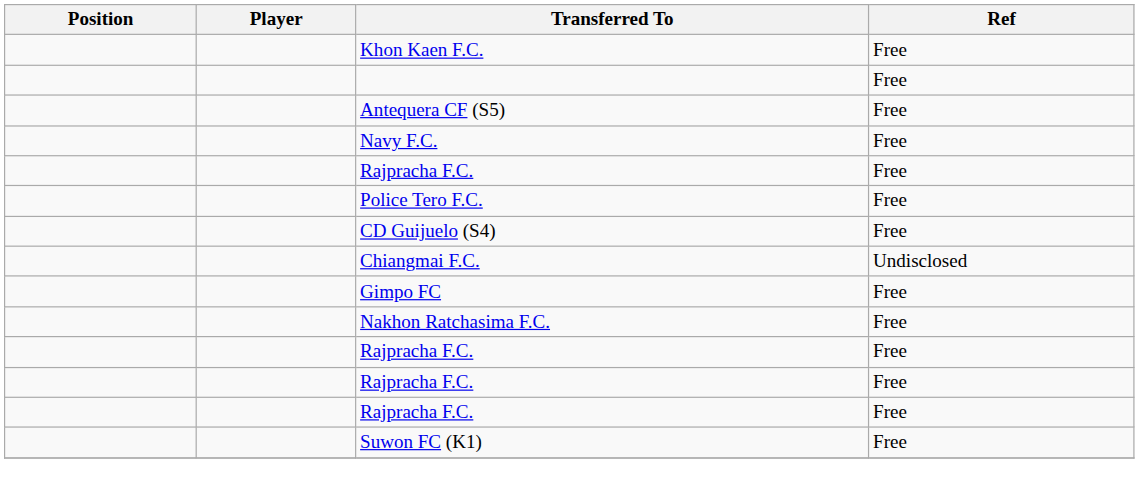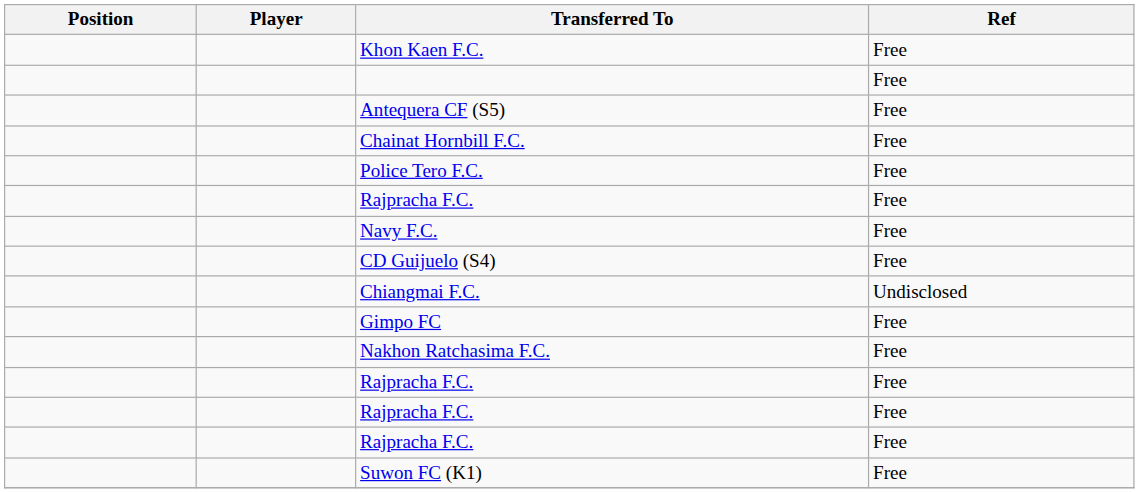+ row: (442, 140)
rows swapped: (421, 200) <-> (399, 140)
